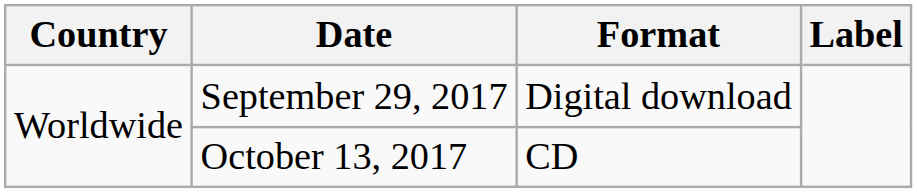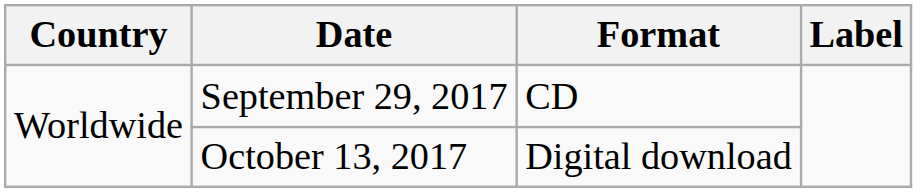(658, 95) Digital download -> (552, 95) CD
(552, 156) CD -> (658, 156) Digital download
